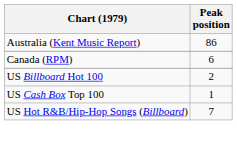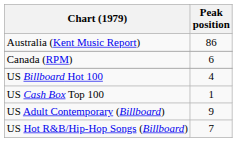(211, 77) 2 -> (211, 77) 4
+ row: (86, 111)
